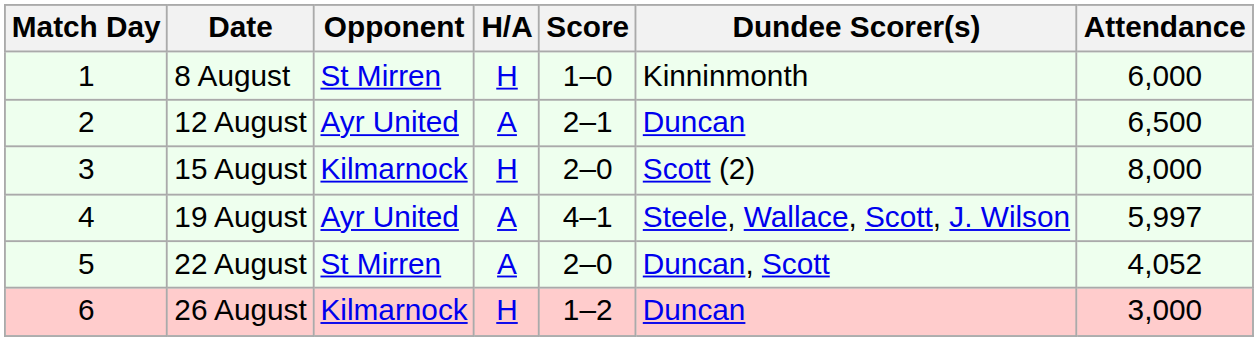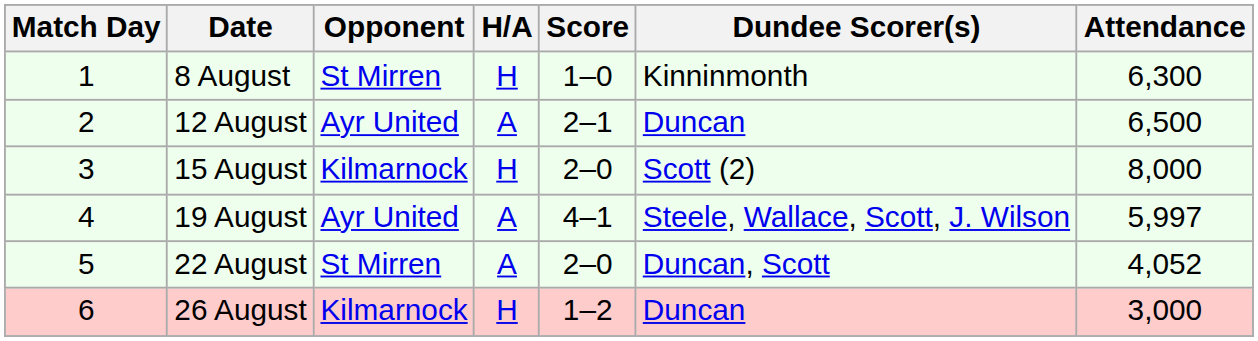(1165, 75) 6,000 -> (1165, 75) 6,300
